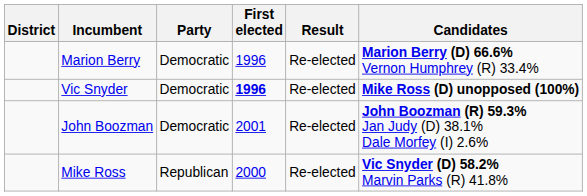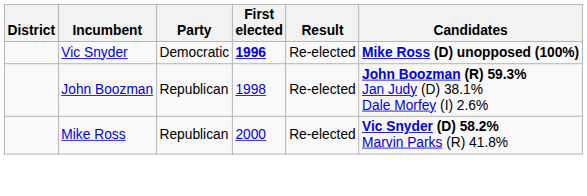- row: (101, 60)
(194, 127) Democratic -> (194, 90) Republican
(251, 127) 2001 -> (251, 90) 1998
